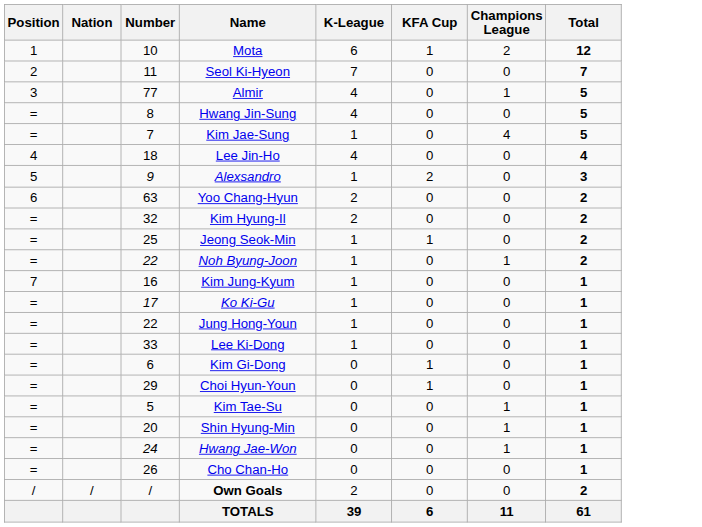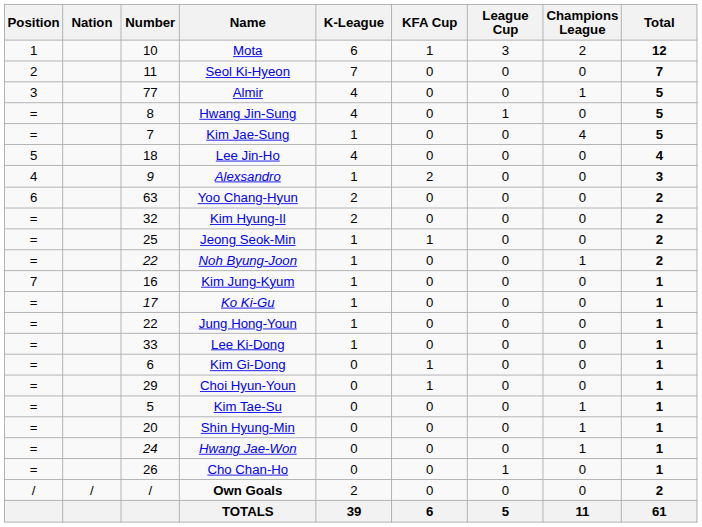+ column: (505, 22)
(34, 155) 4 -> (34, 155) 5
(34, 176) 5 -> (34, 176) 4
